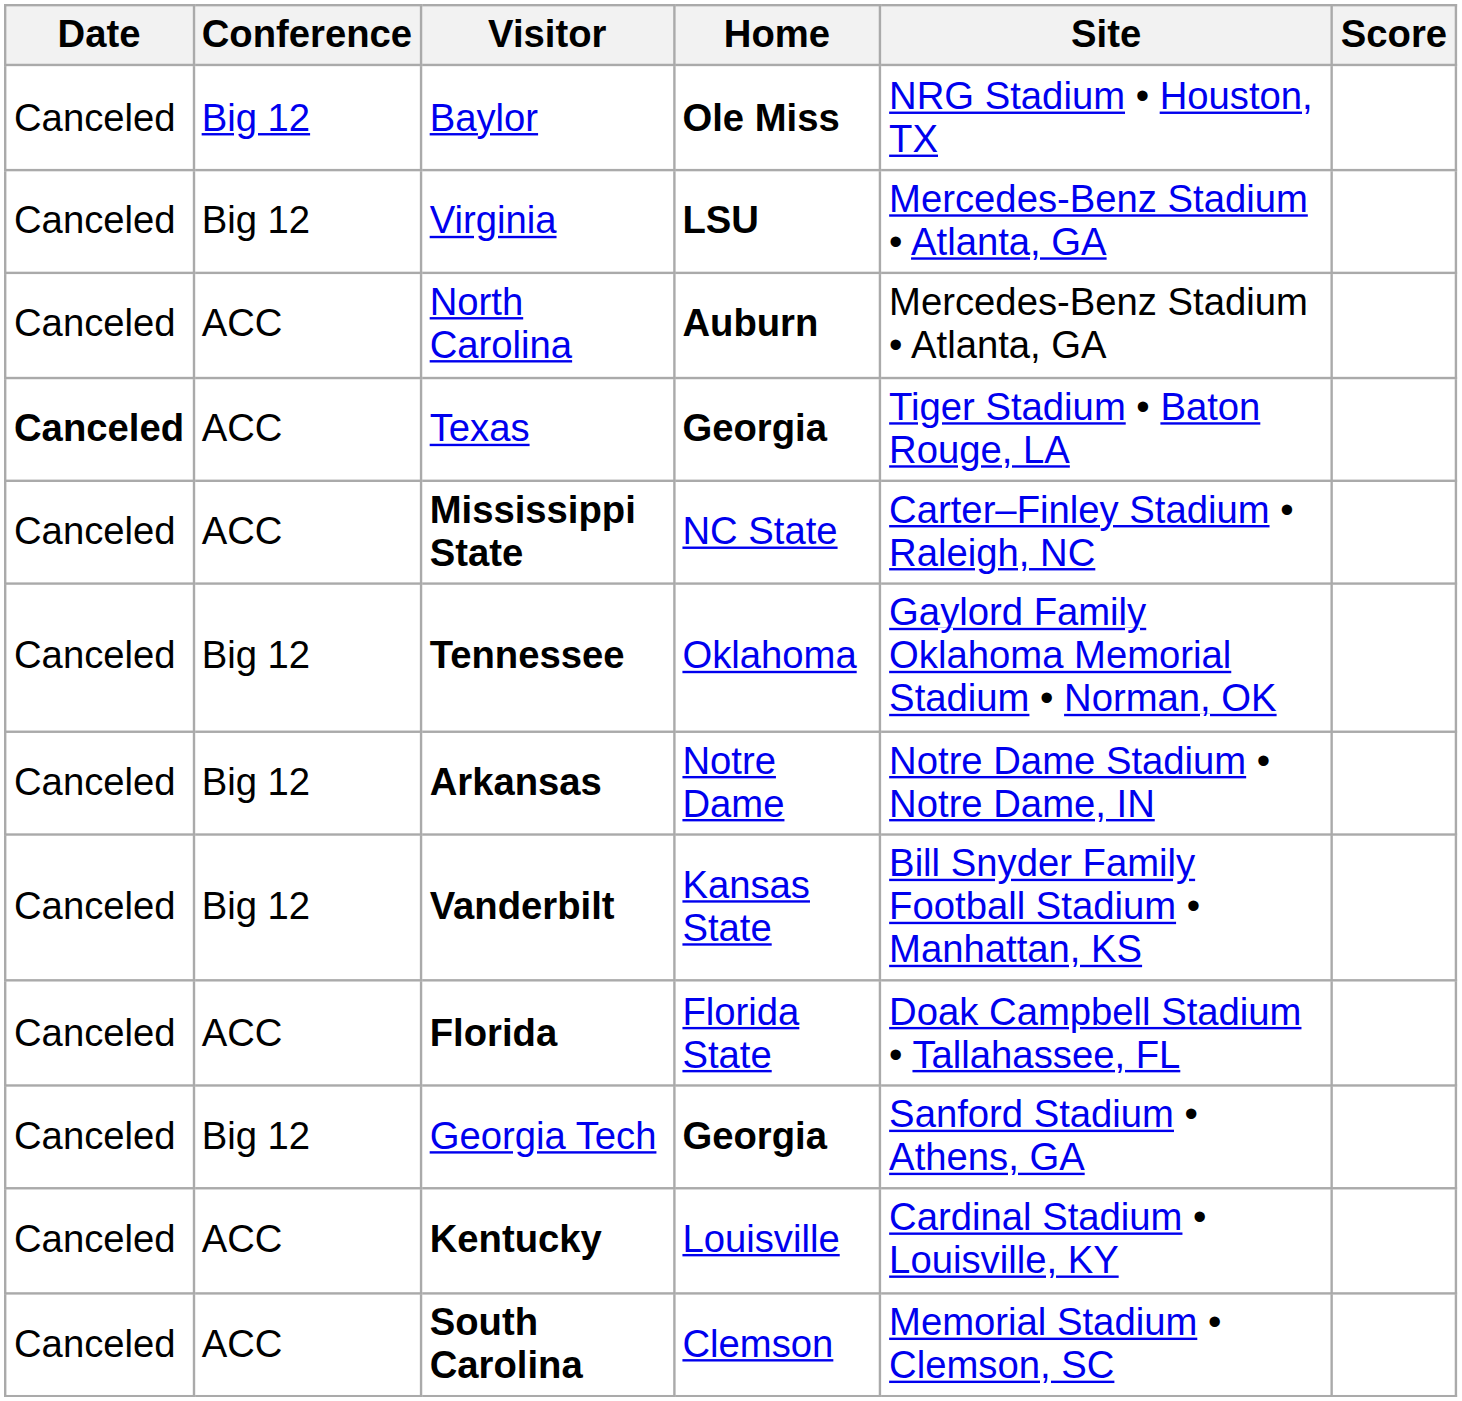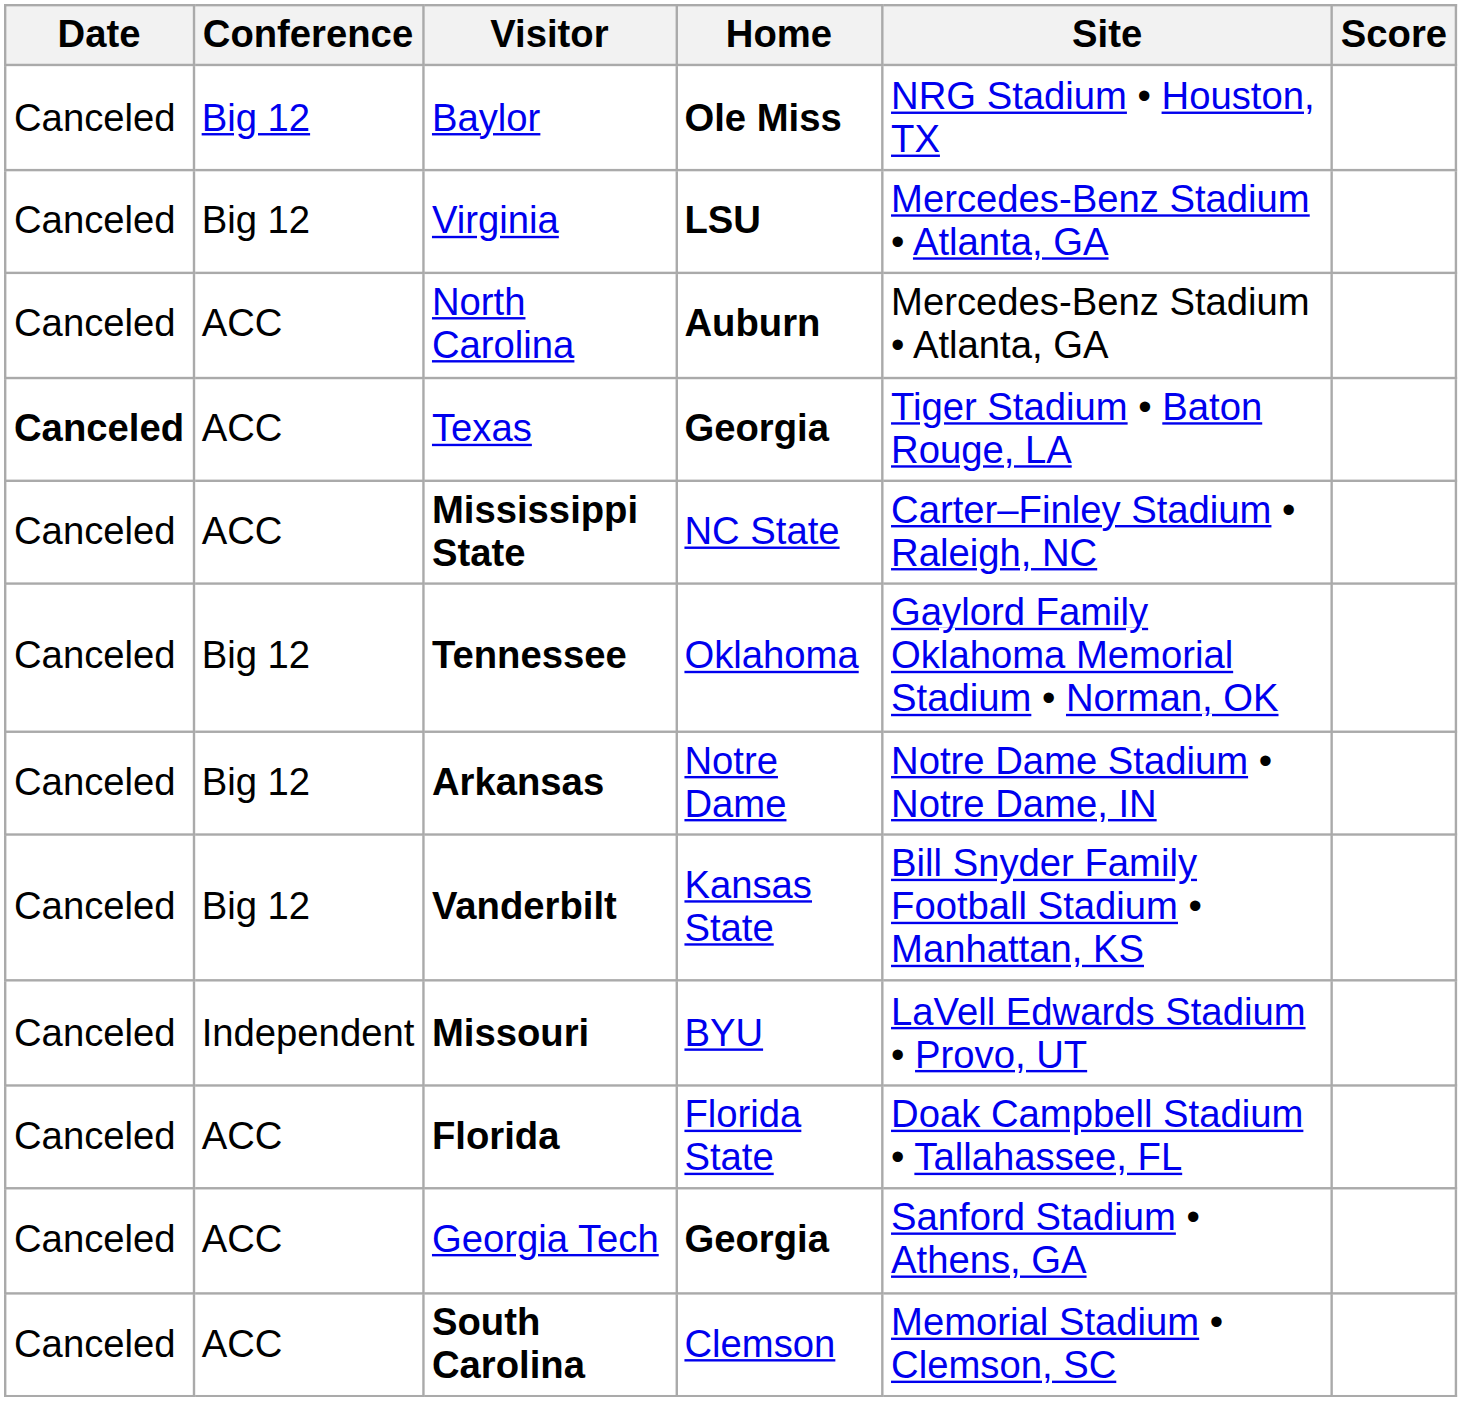+ row: (511, 1032)
(256, 1136) Big 12 -> (242, 1239) ACC
- row: (516, 1239)
